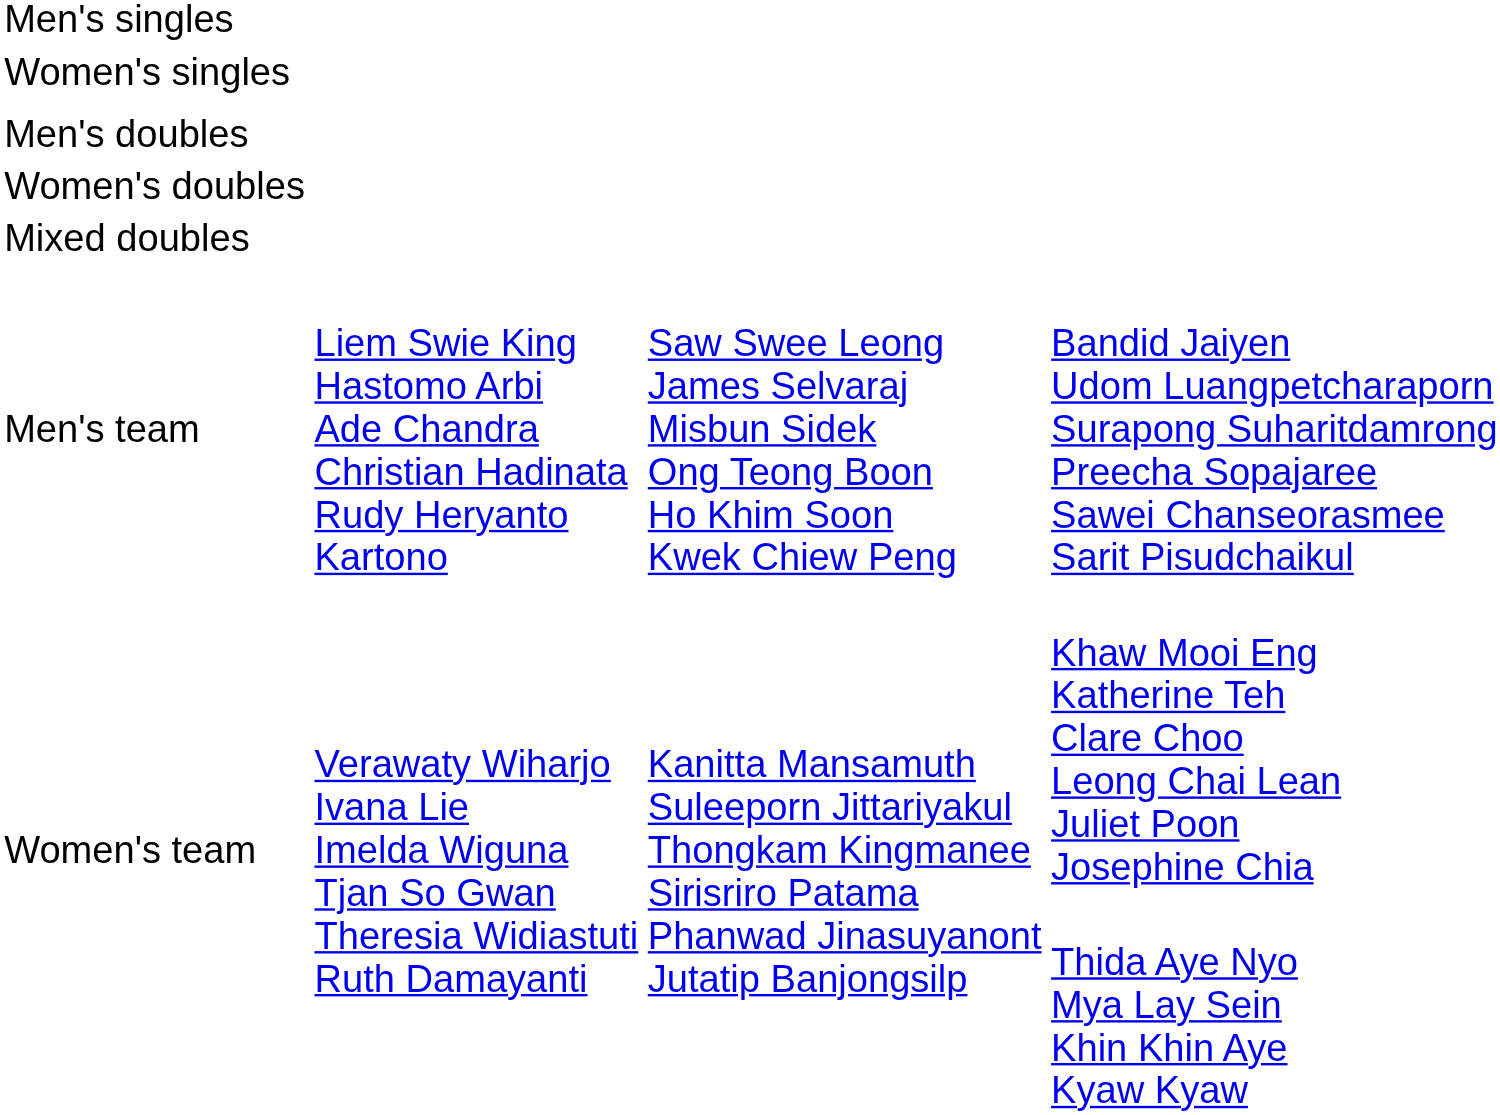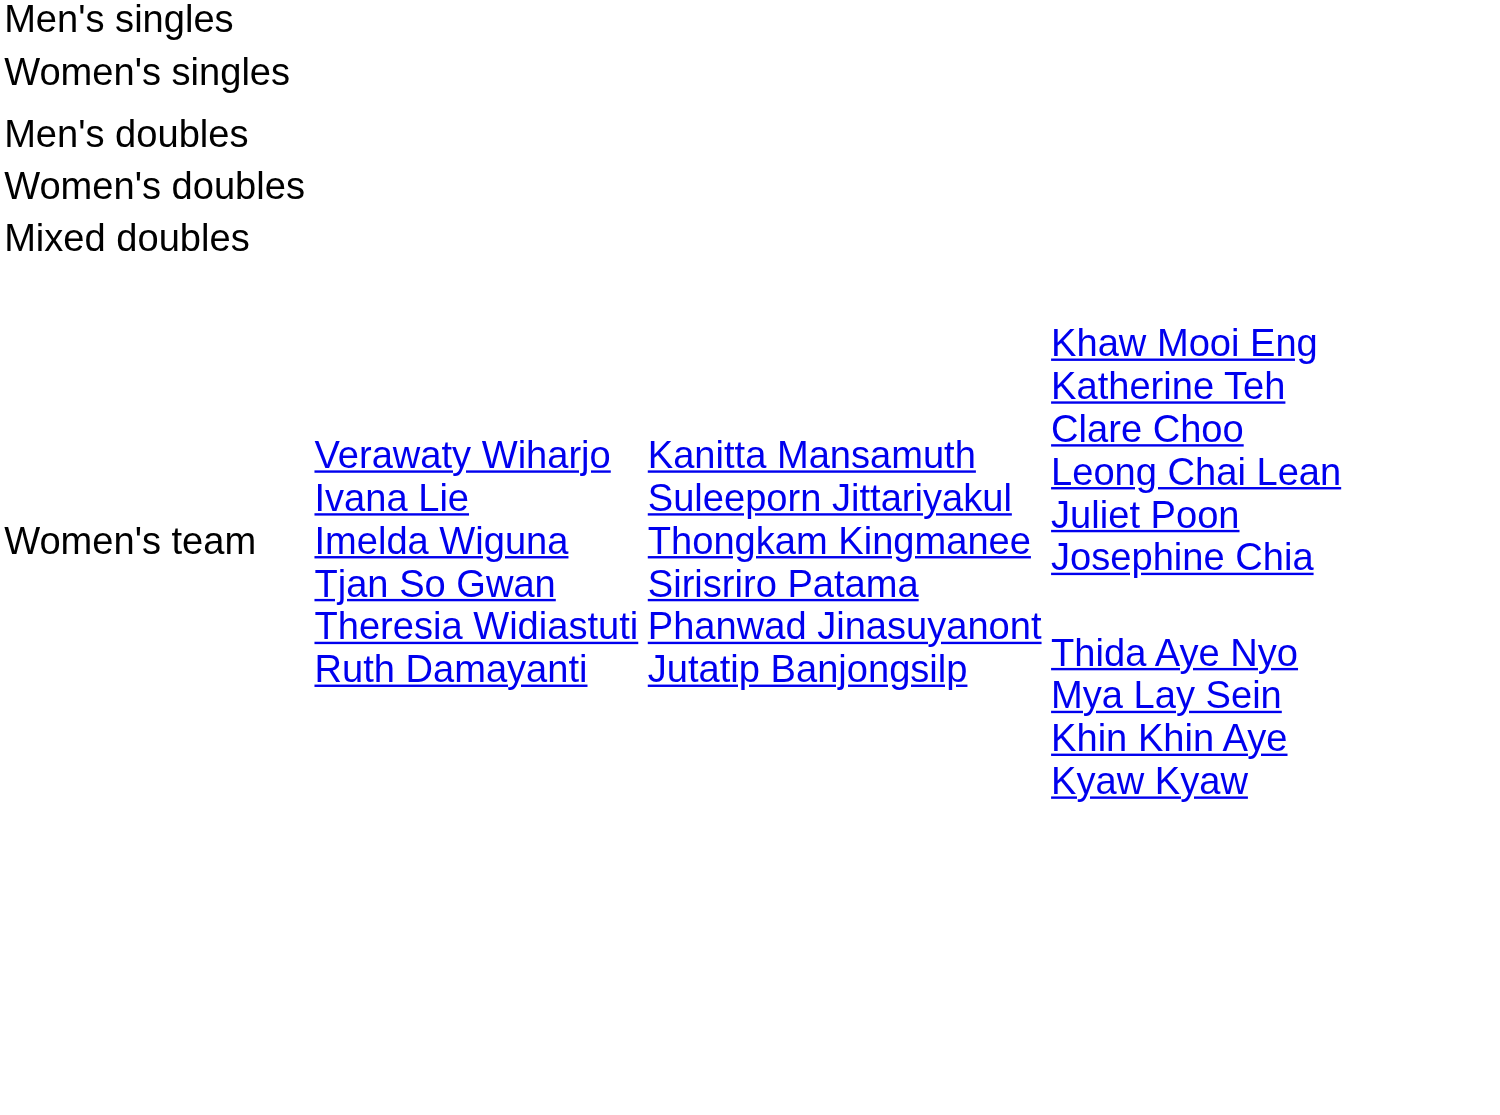- row: (102, 429)
